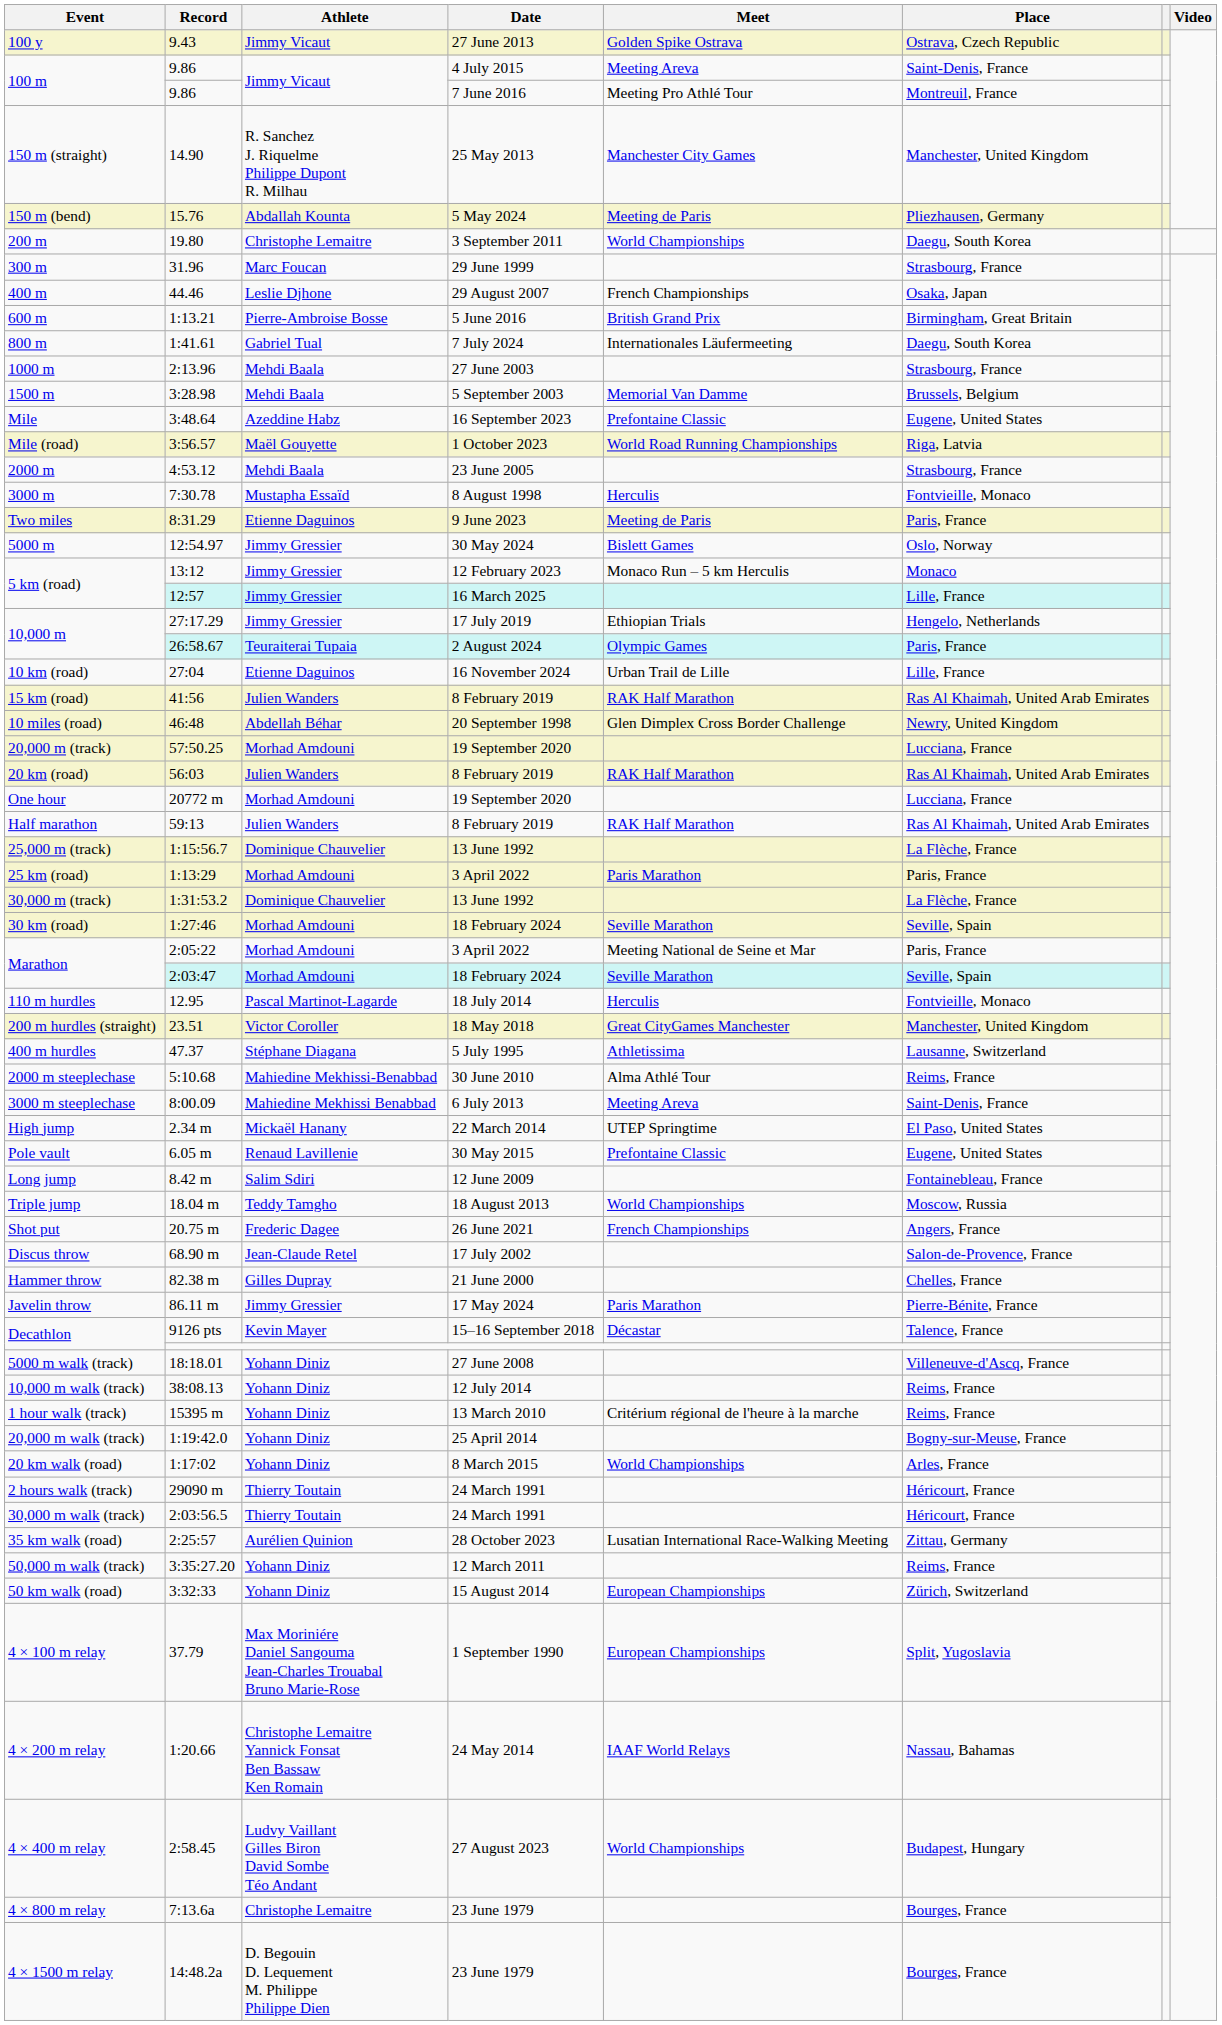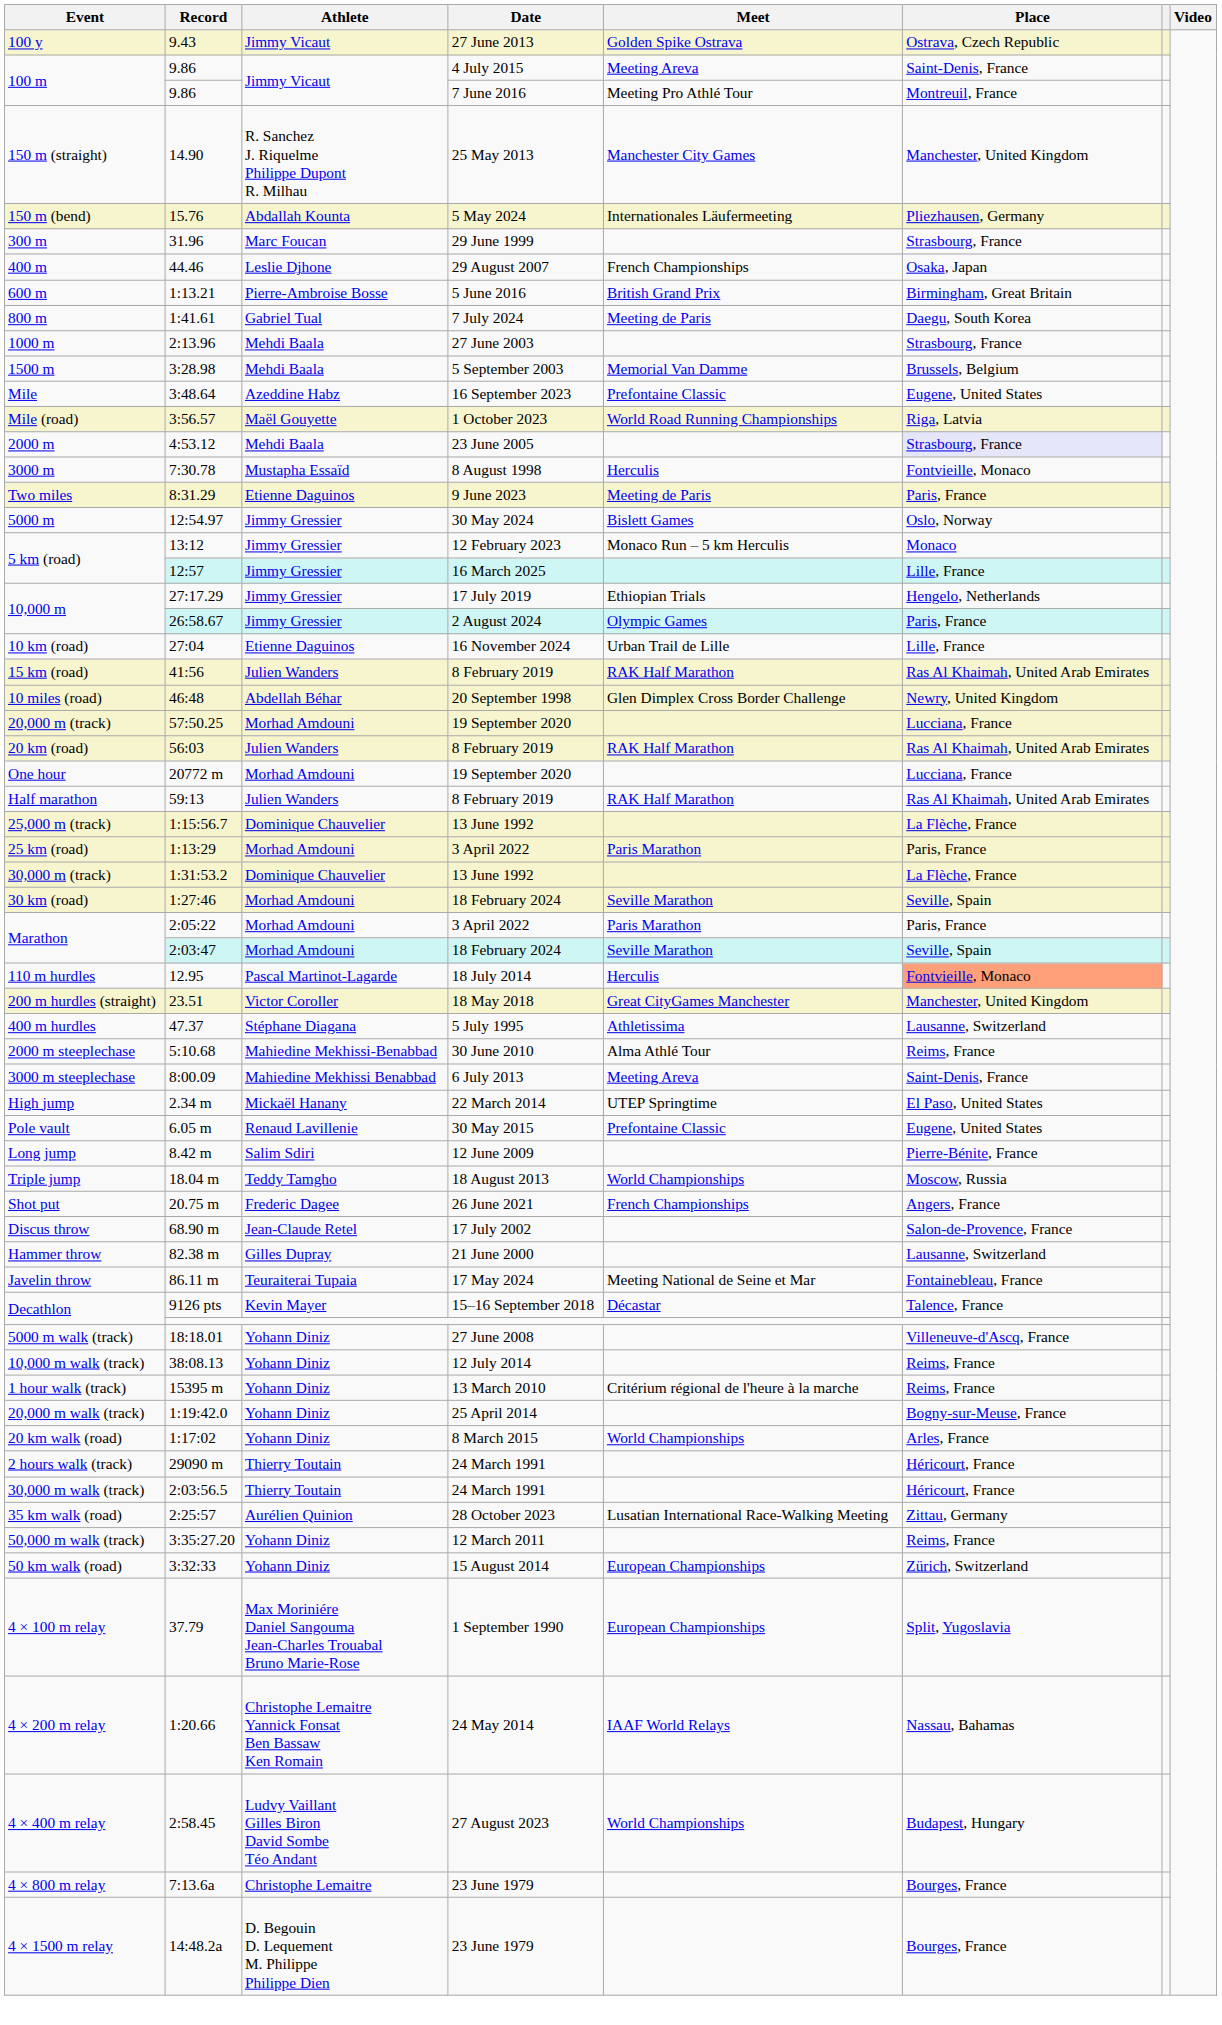(659, 216) Meeting de Paris -> (700, 216) Internationales Läufermeeting
- row: (27, 241)
(700, 343) Internationales Läufermeeting -> (659, 317) Meeting de Paris
(964, 469) no background -> (964, 444) lavender background
(301, 646) Teuraiterai Tupaia -> (293, 621) Jimmy Gressier
(711, 950) Meeting National de Seine et Mar -> (654, 925) Paris Marathon
(968, 1001) no background -> (968, 976) lightsalmon background
(974, 1178) Fontainebleau, France -> (972, 1153) Pierre-Bénite, France
(954, 1279) Chelles, France -> (976, 1254) Lausanne, Switzerland
(293, 1305) Jimmy Gressier -> (301, 1279) Teuraiterai Tupaia
(654, 1305) Paris Marathon -> (711, 1279) Meeting National de Seine et Mar
(972, 1305) Pierre-Bénite, France -> (974, 1279) Fontainebleau, France
